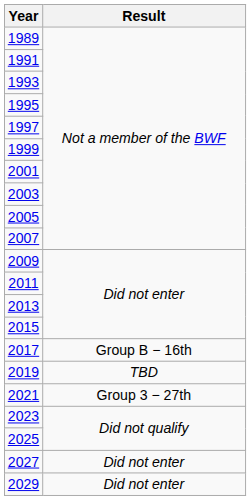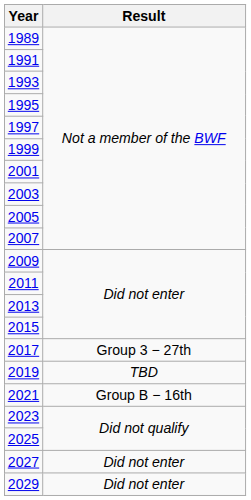(144, 350) Group B − 16th -> (144, 350) Group 3 − 27th
(144, 395) Group 3 − 27th -> (144, 395) Group B − 16th
